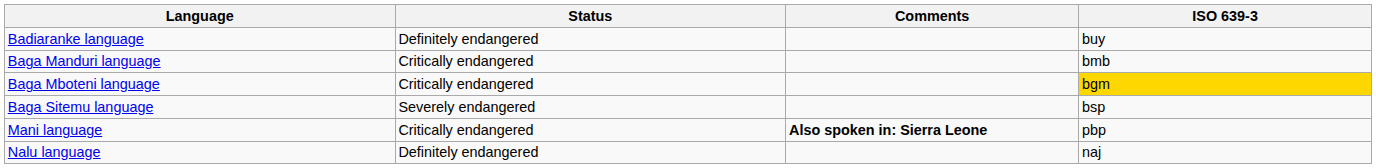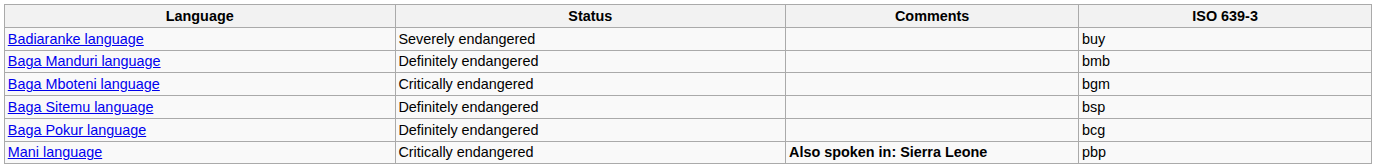(468, 39) Definitely endangered -> (467, 39) Severely endangered
(466, 61) Critically endangered -> (468, 61) Definitely endangered
(1096, 84) gold background -> (1096, 84) no background
(467, 107) Severely endangered -> (468, 107) Definitely endangered
+ row: (77, 130)
- row: (54, 152)
